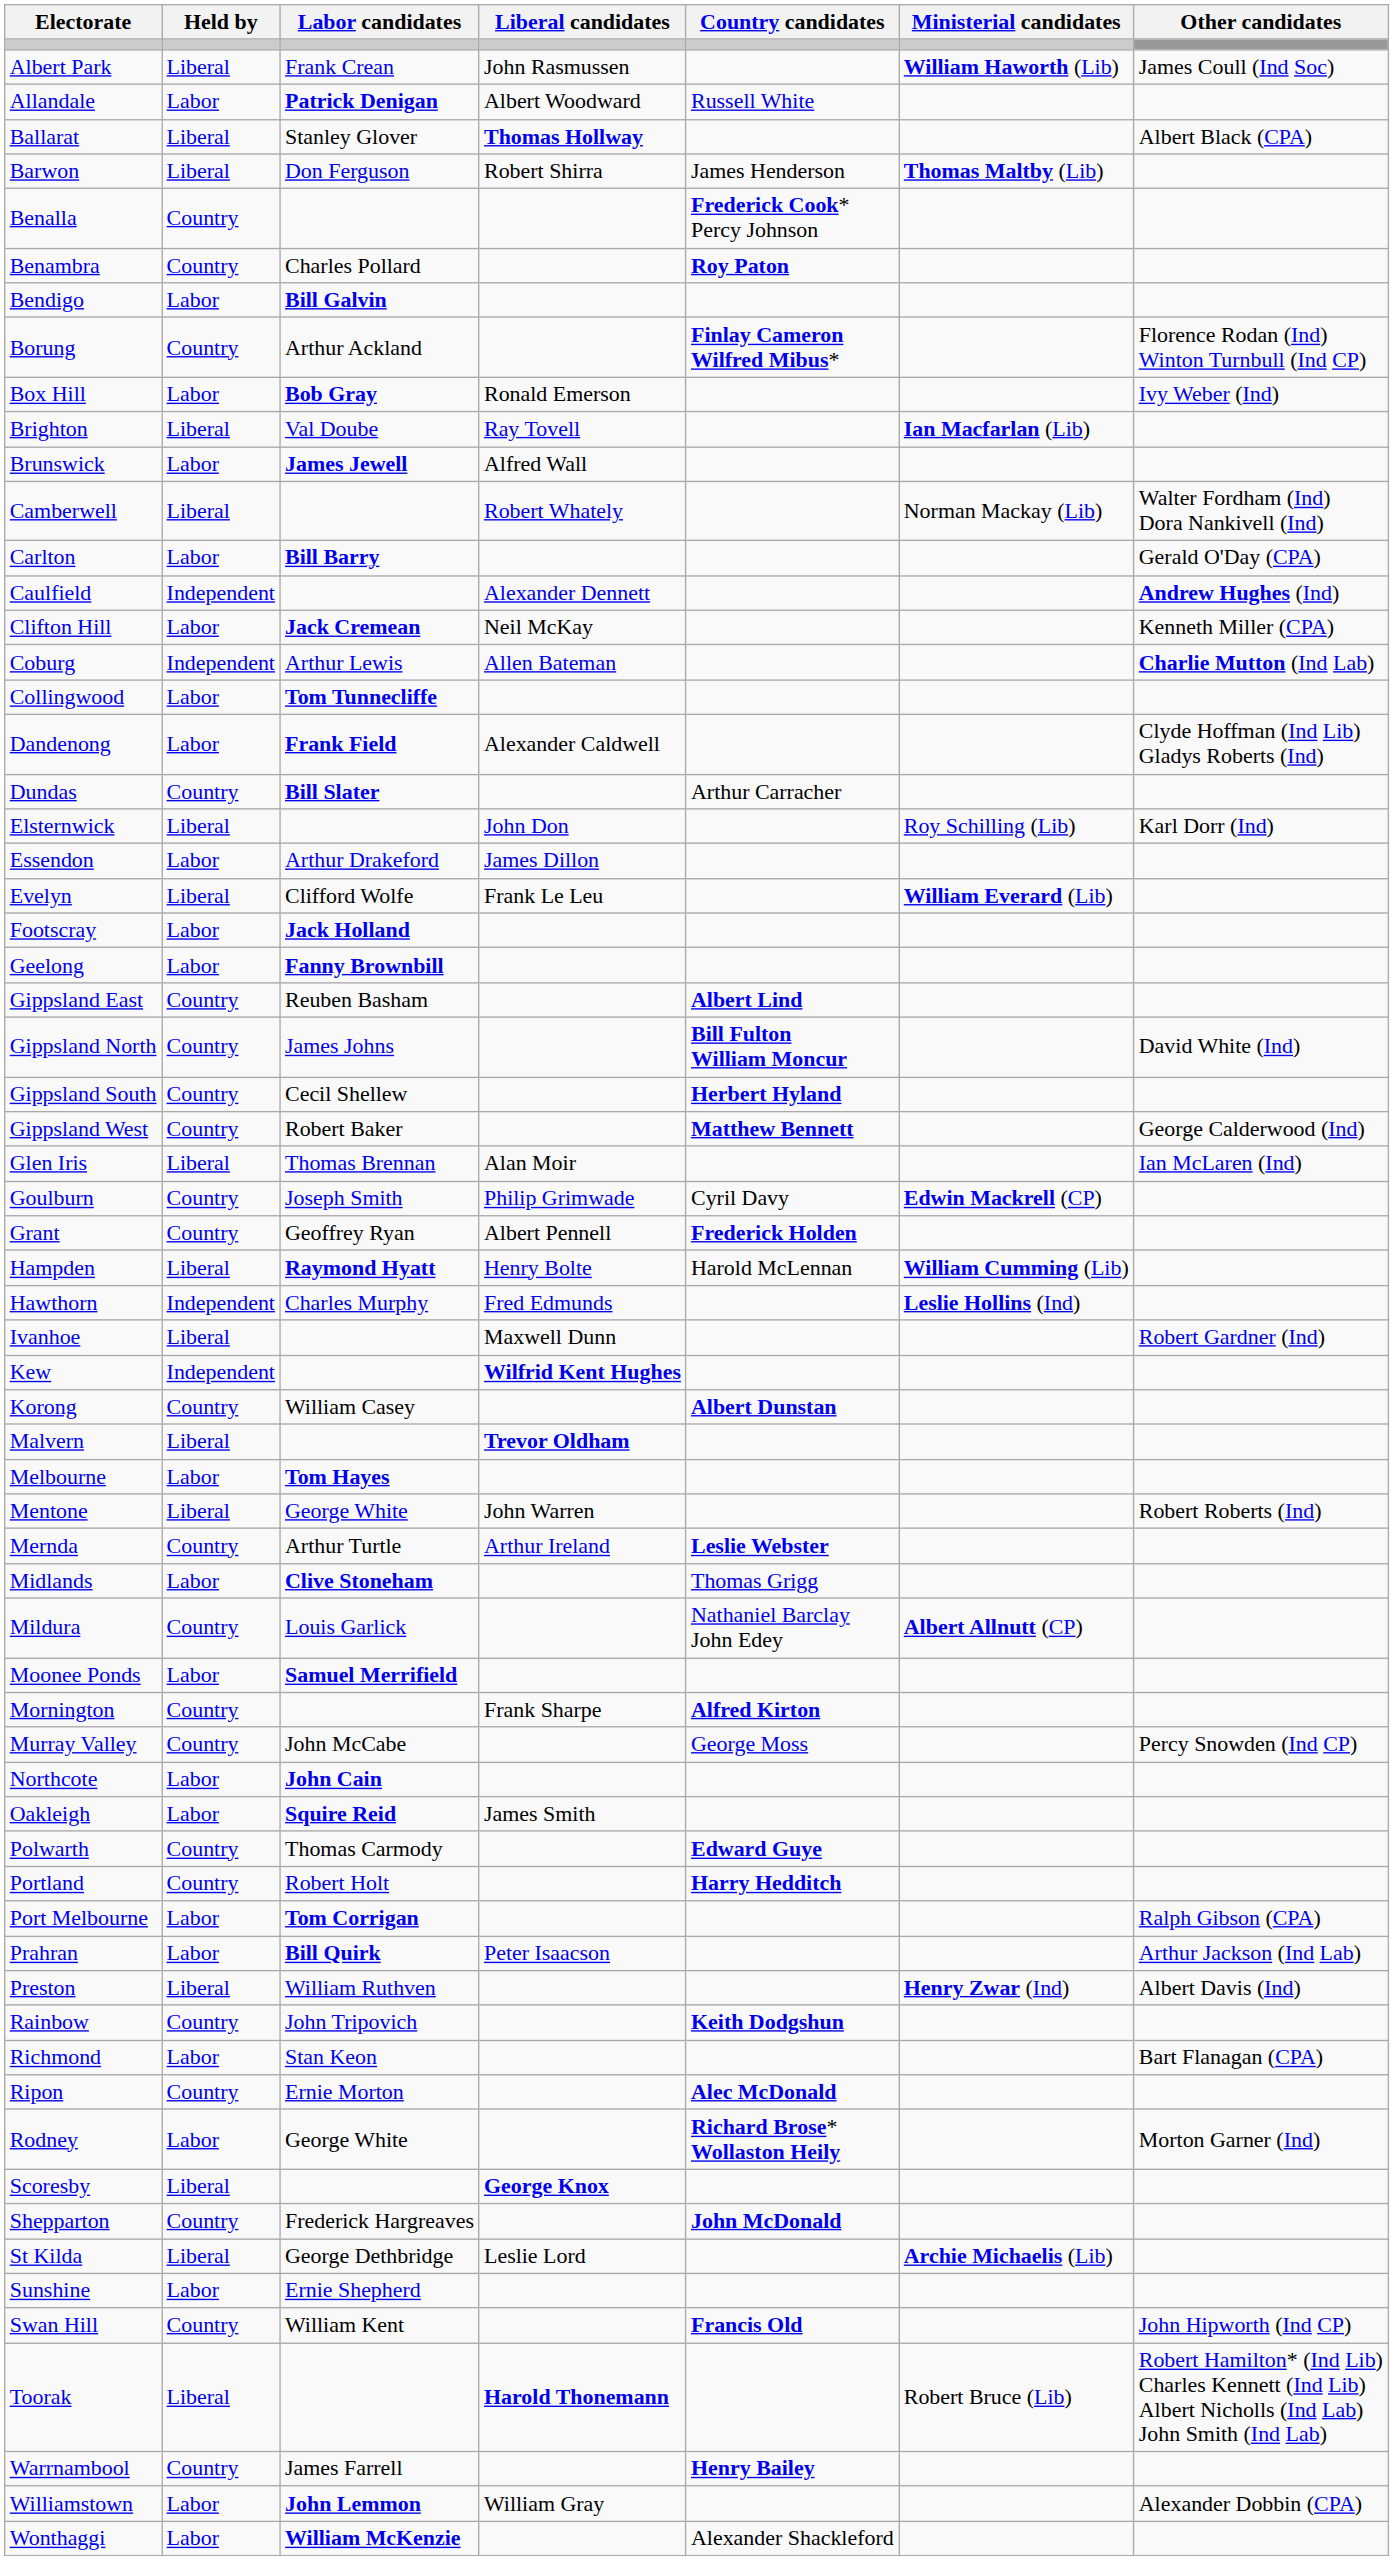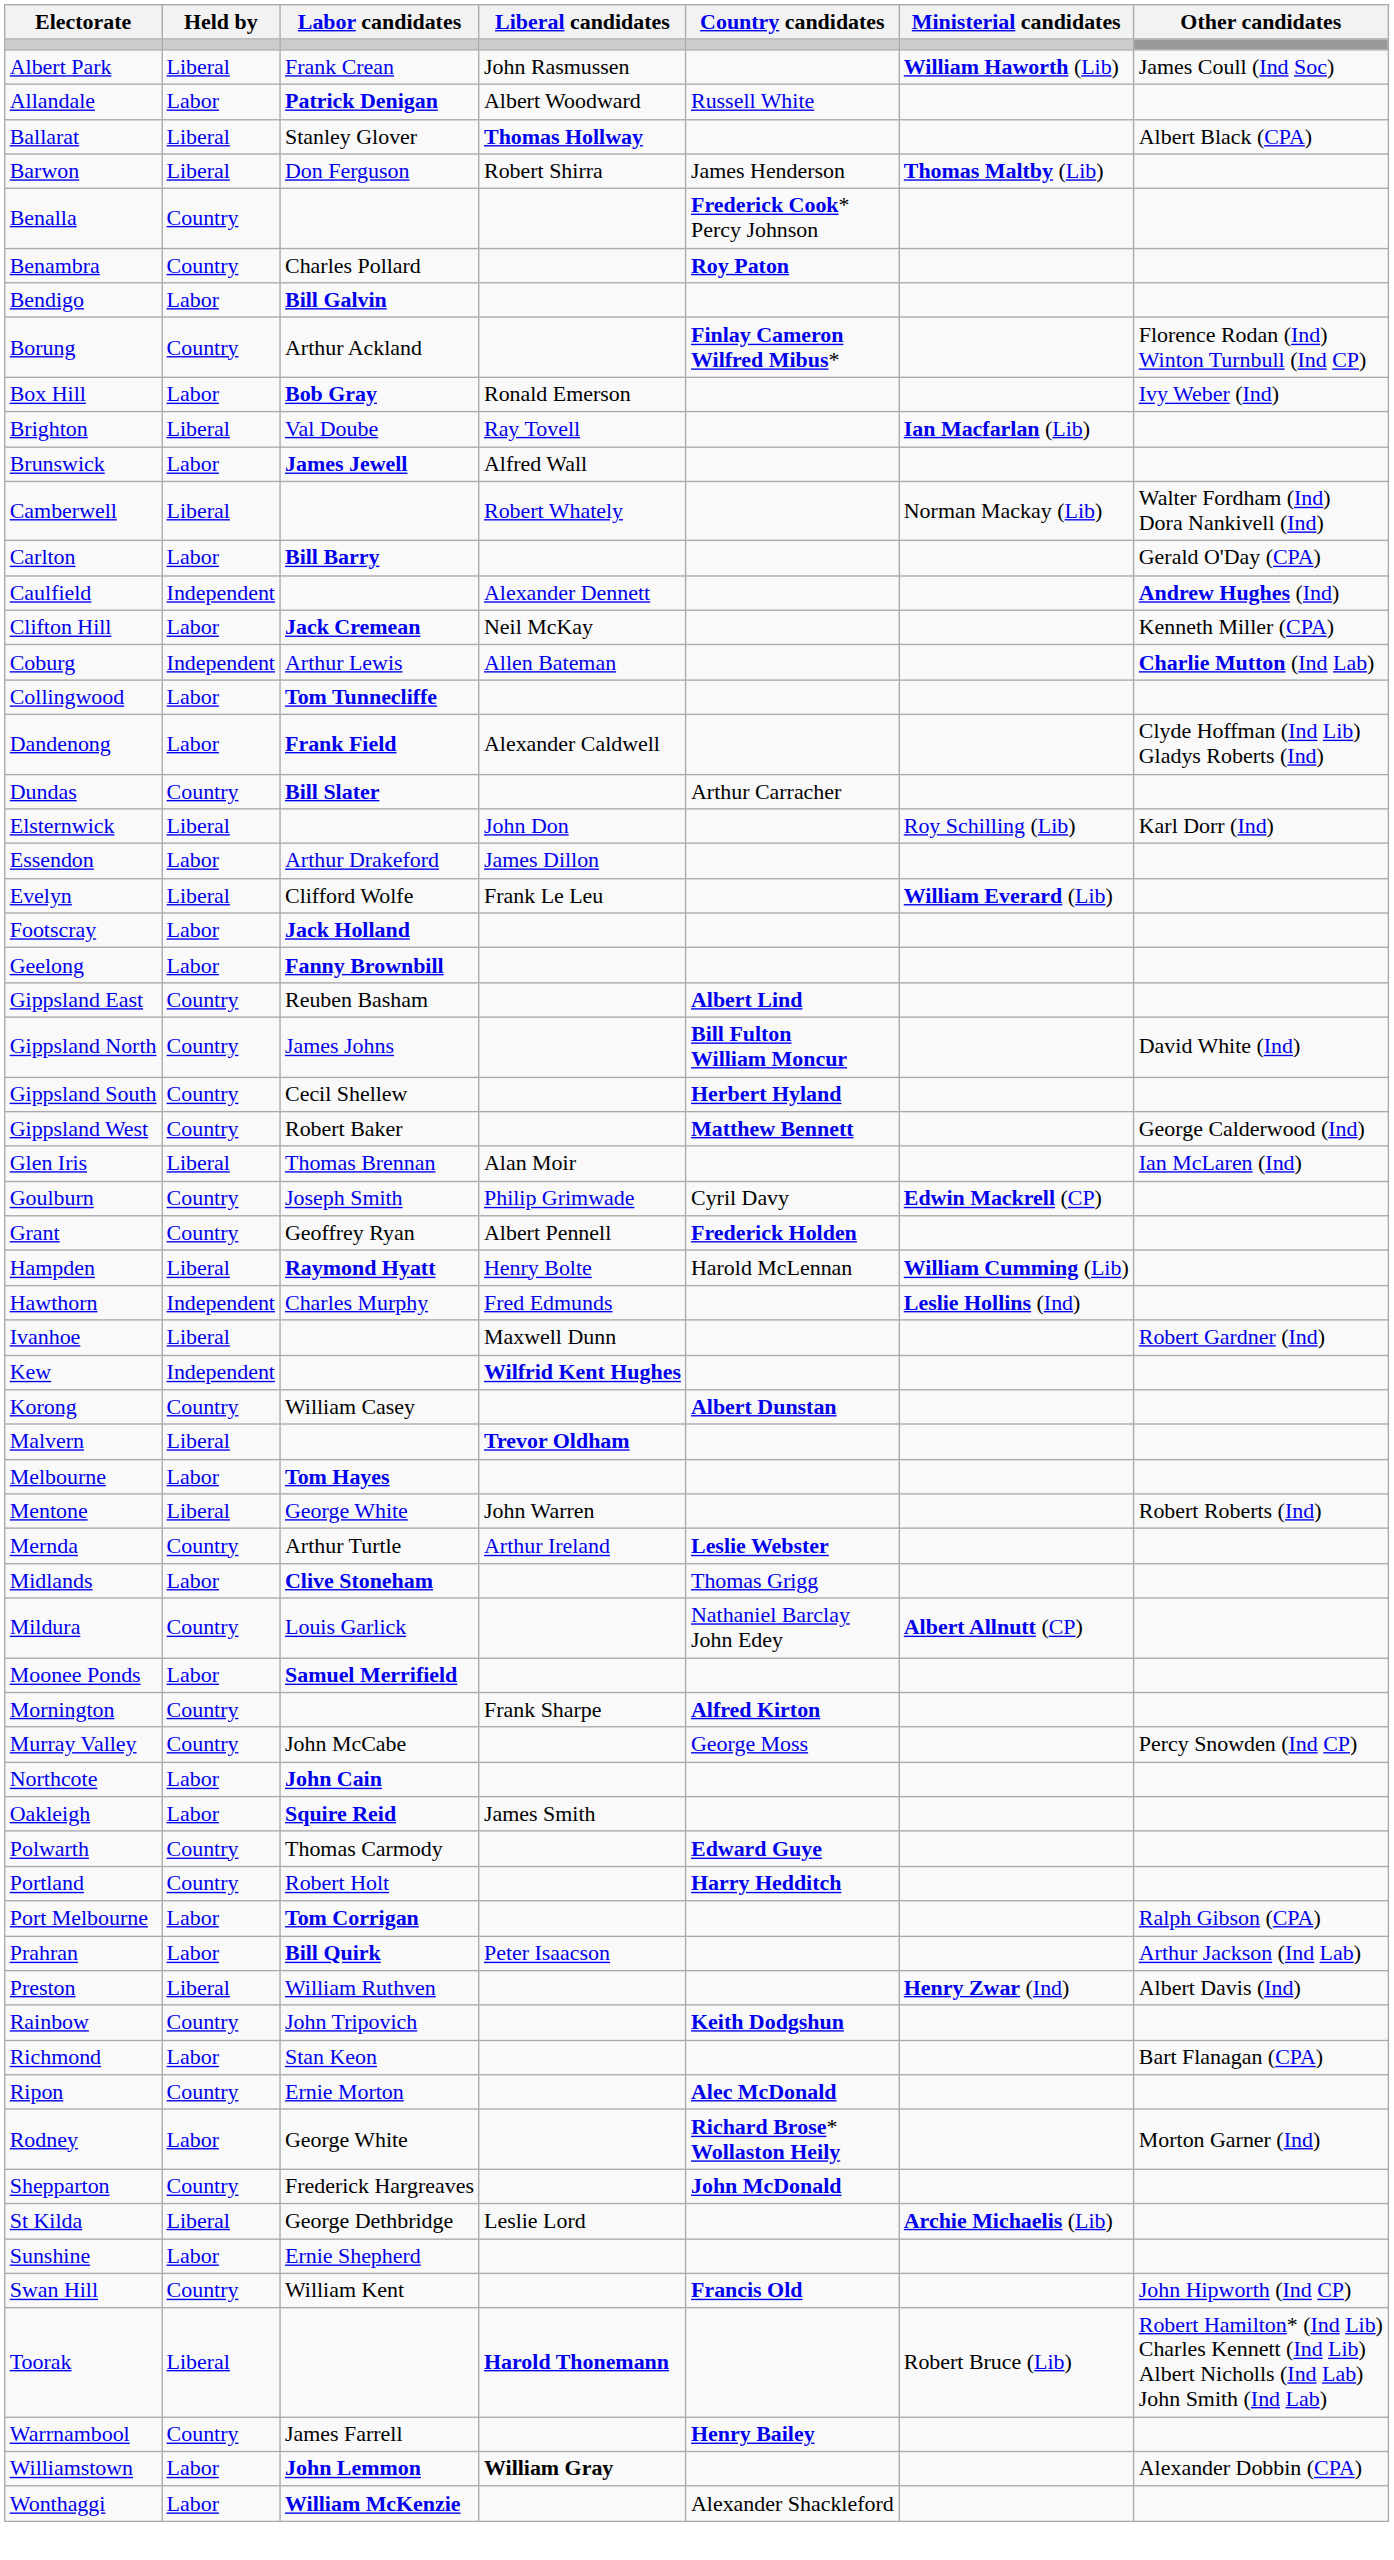- row: (50, 2186)
(544, 2503) normal -> (549, 2468) bold
